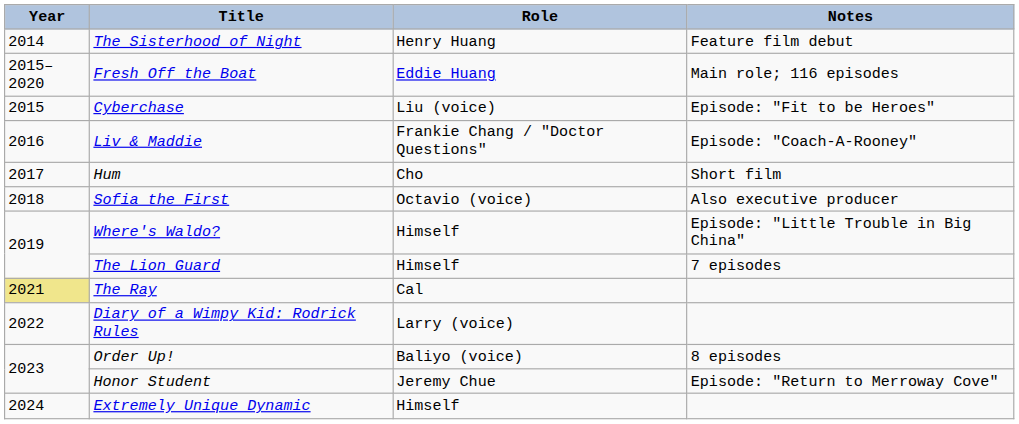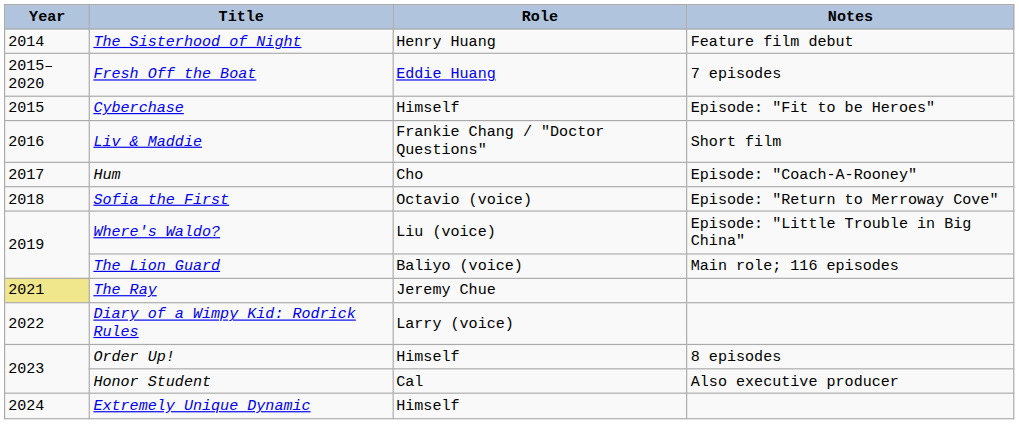(795, 75) Main role; 116 episodes -> (736, 75) 7 episodes
(446, 108) Liu (voice) -> (428, 108) Himself
(804, 141) Episode: "Coach-A-Rooney" -> (736, 141) Short film
(736, 175) Short film -> (804, 175) Episode: "Coach-A-Rooney"
(795, 199) Also executive producer -> (845, 199) Episode: "Return to Merroway Cove"
(428, 232) Himself -> (446, 232) Liu (voice)
(428, 266) Himself -> (460, 266) Baliyo (voice)
(736, 266) 7 episodes -> (795, 266) Main role; 116 episodes
(410, 290) Cal -> (446, 290) Jeremy Chue
(460, 357) Baliyo (voice) -> (428, 357) Himself
(446, 381) Jeremy Chue -> (410, 381) Cal
(845, 381) Episode: "Return to Merroway Cove" -> (795, 381) Also executive producer
